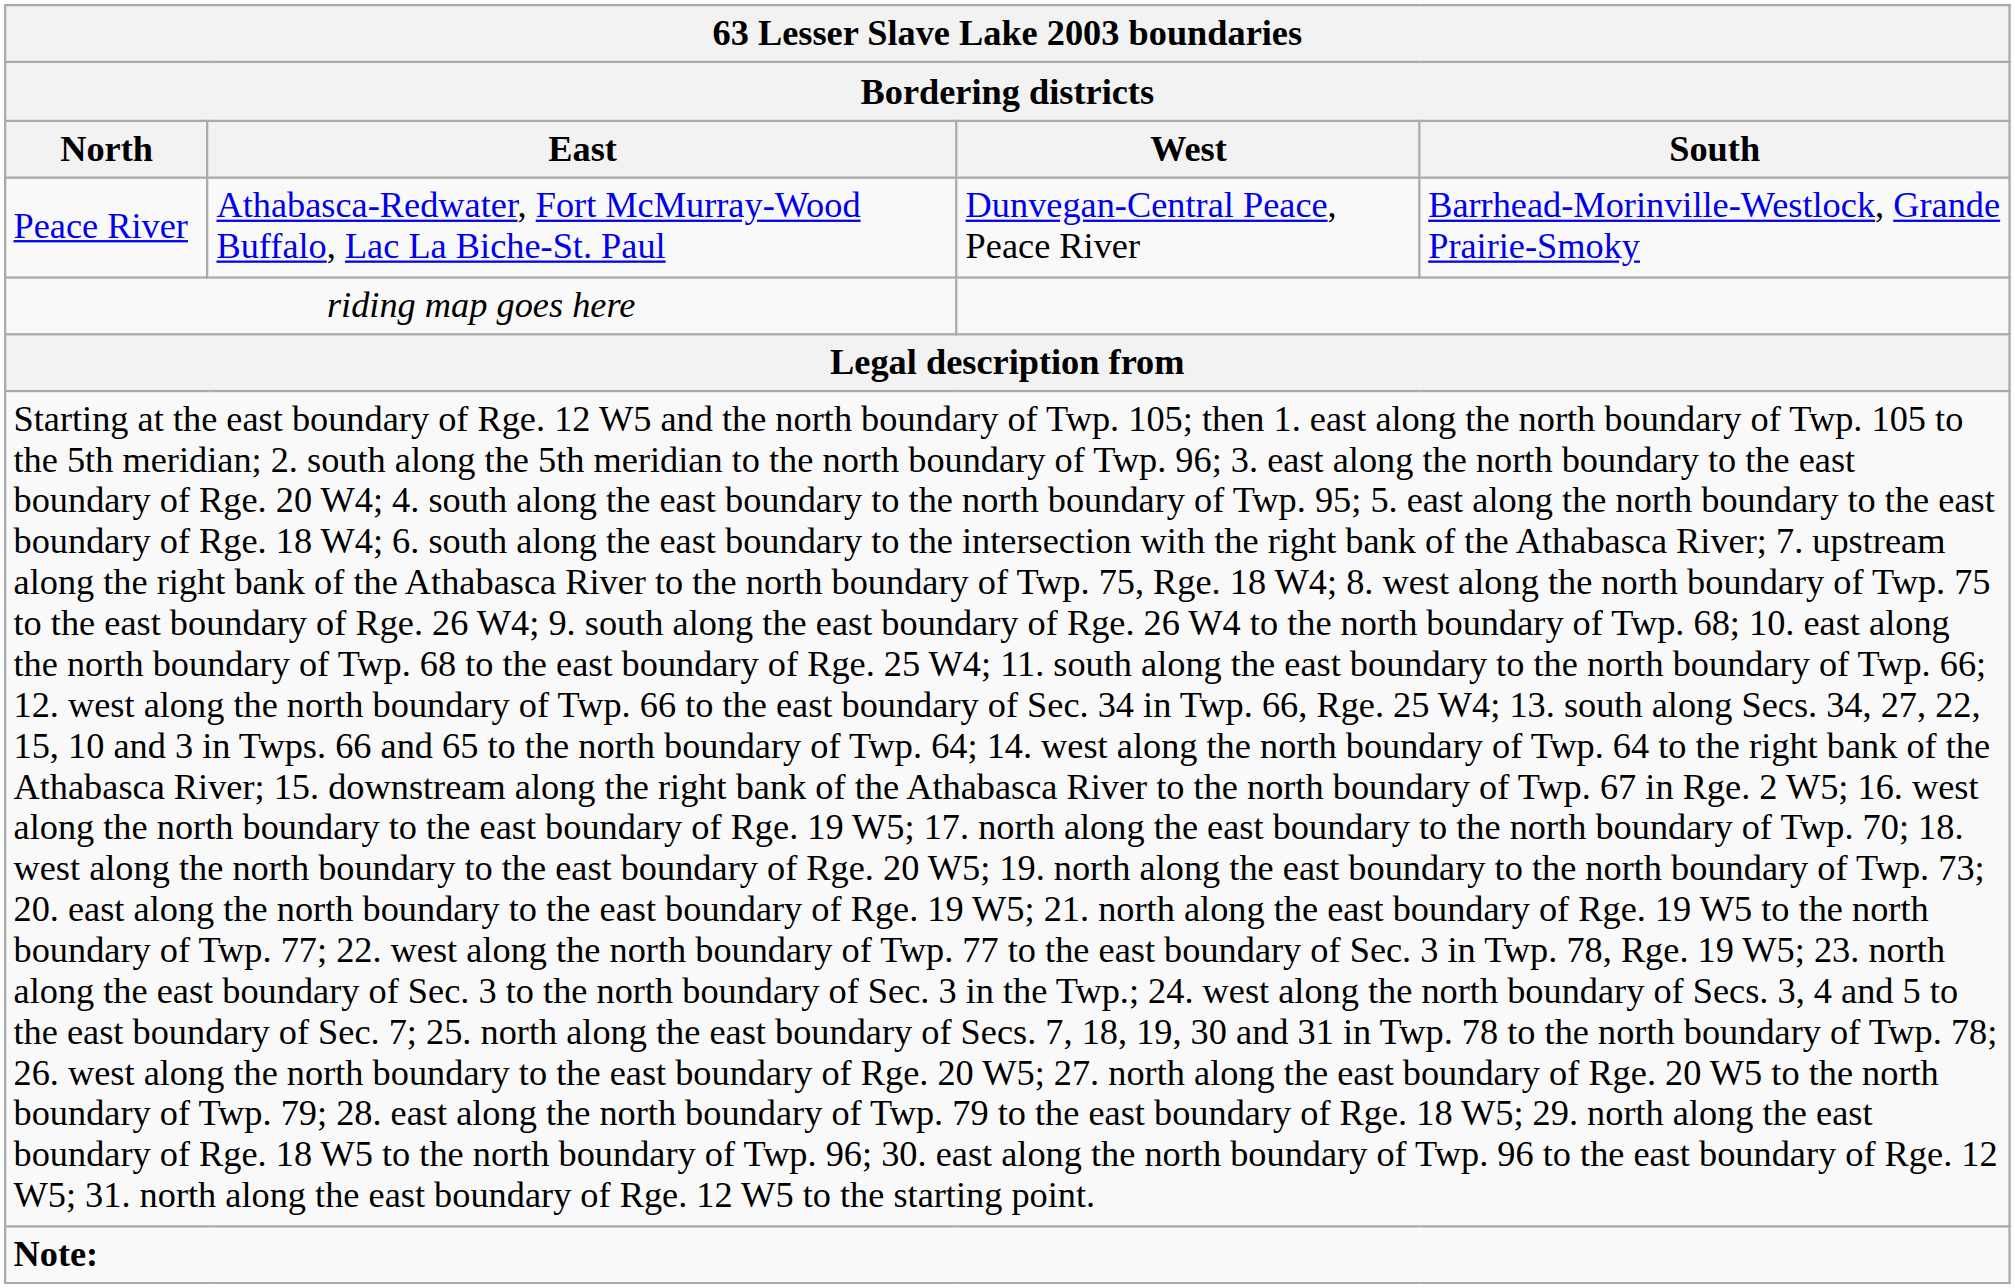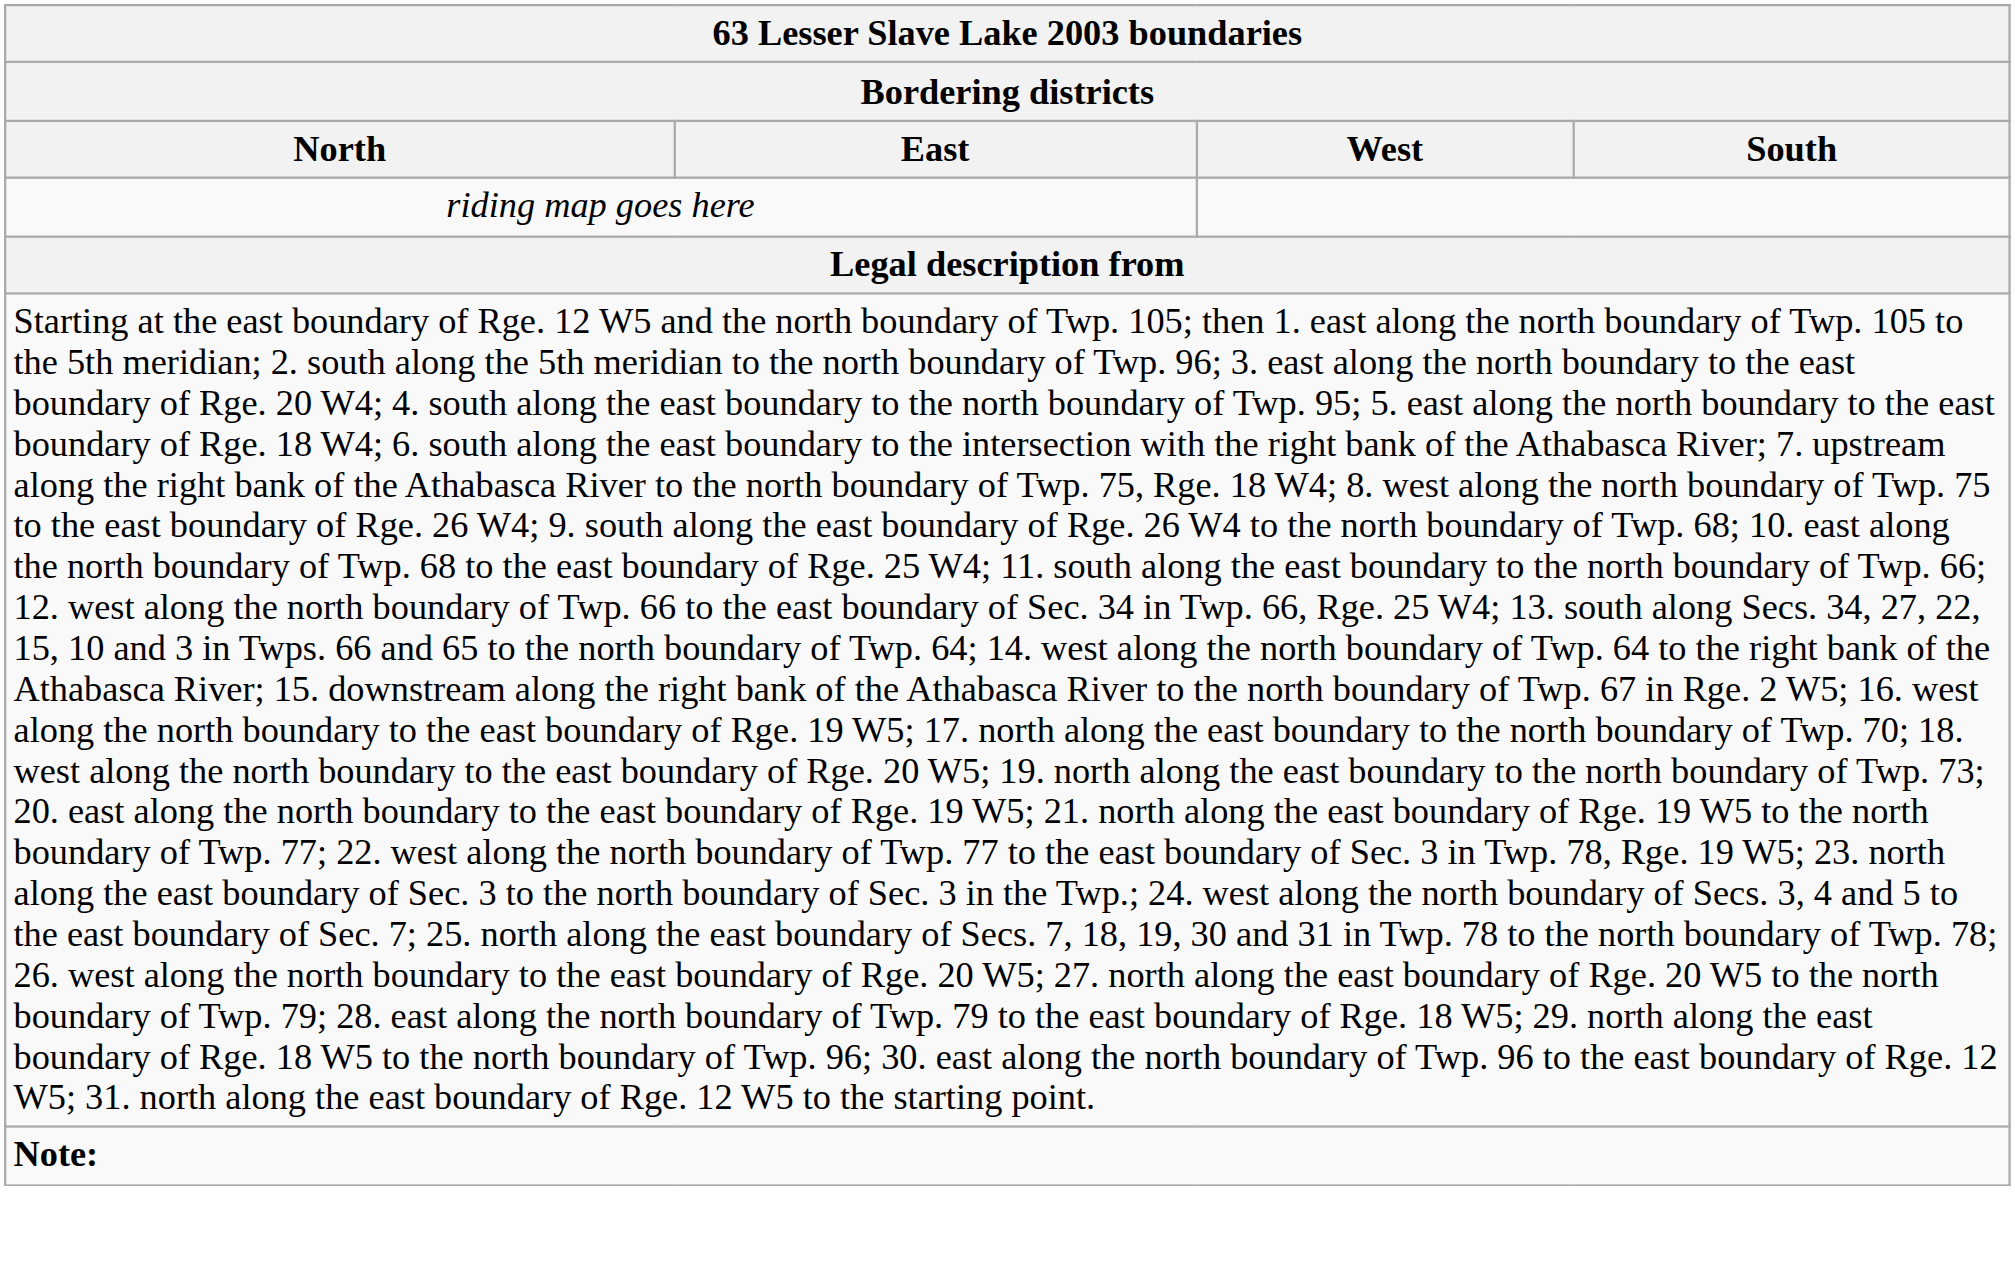- row: (101, 226)
